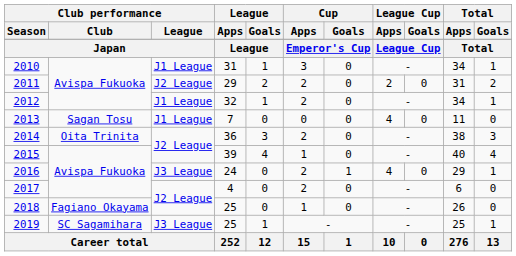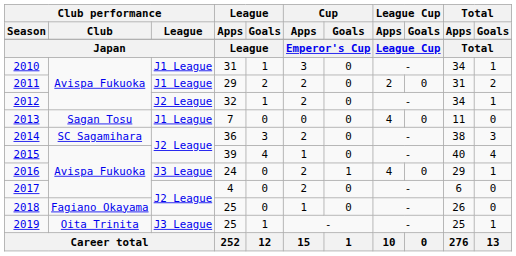(183, 84) J2 League -> (183, 84) J1 League
(183, 101) J1 League -> (183, 101) J2 League
(100, 136) Oita Trinita -> (100, 136) SC Sagamihara
(100, 224) SC Sagamihara -> (100, 224) Oita Trinita
